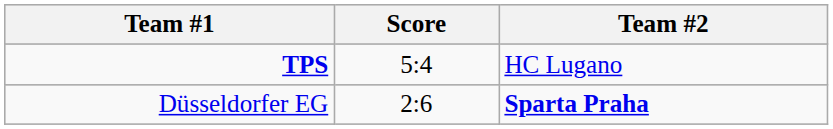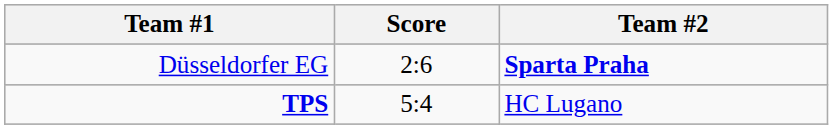rows swapped: (243, 104) <-> (305, 64)
